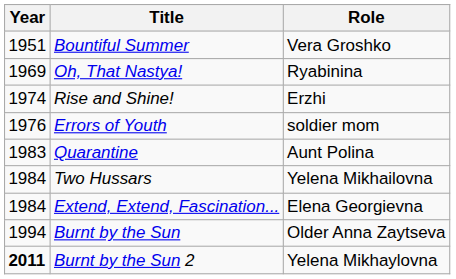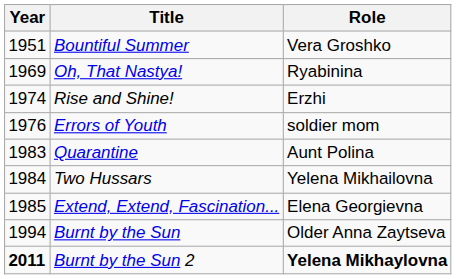(27, 206) 1984 -> (27, 206) 1985
(362, 260) normal -> (367, 260) bold
